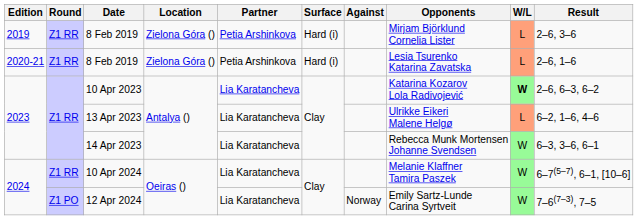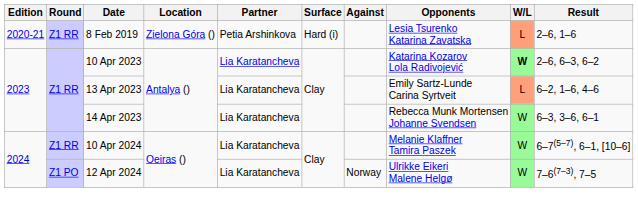- row: (18, 34)
(421, 117) Ulrikke Eikeri Malene Helgø -> (430, 90) Emily Sartz-Lunde Carina Syrtveit
(430, 201) Emily Sartz-Lunde Carina Syrtveit -> (421, 173) Ulrikke Eikeri Malene Helgø
